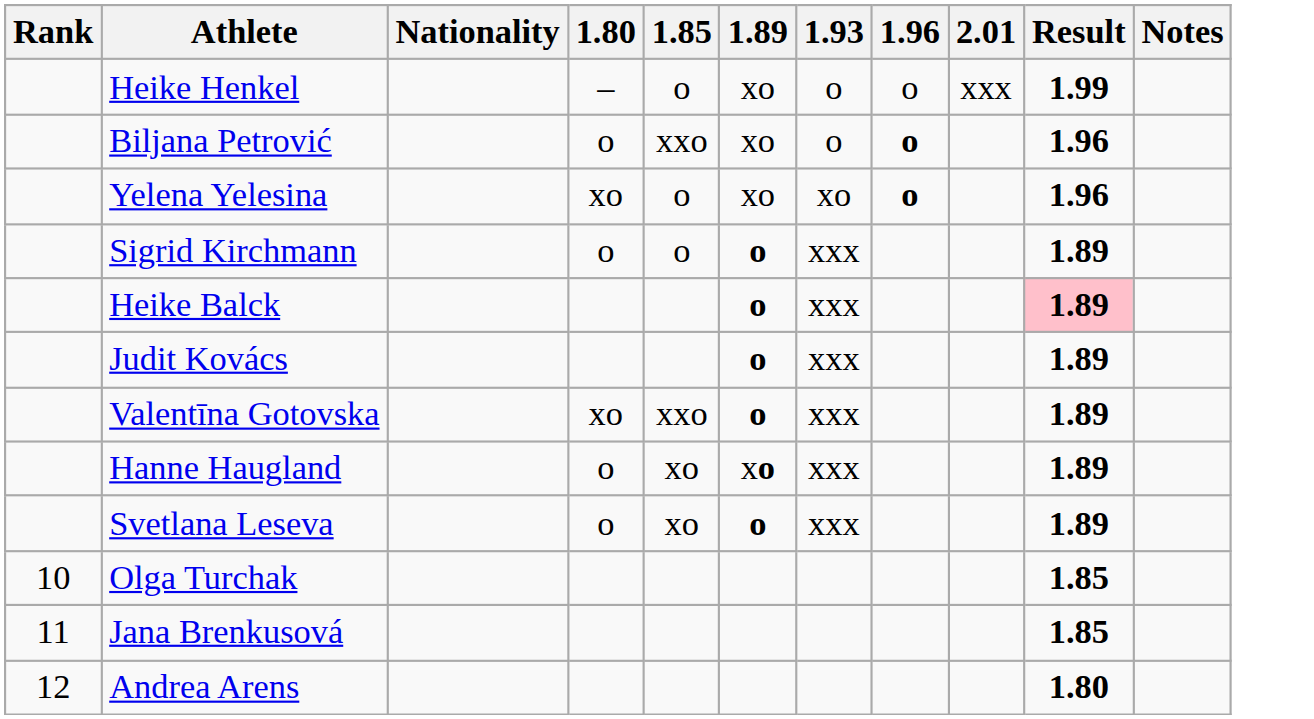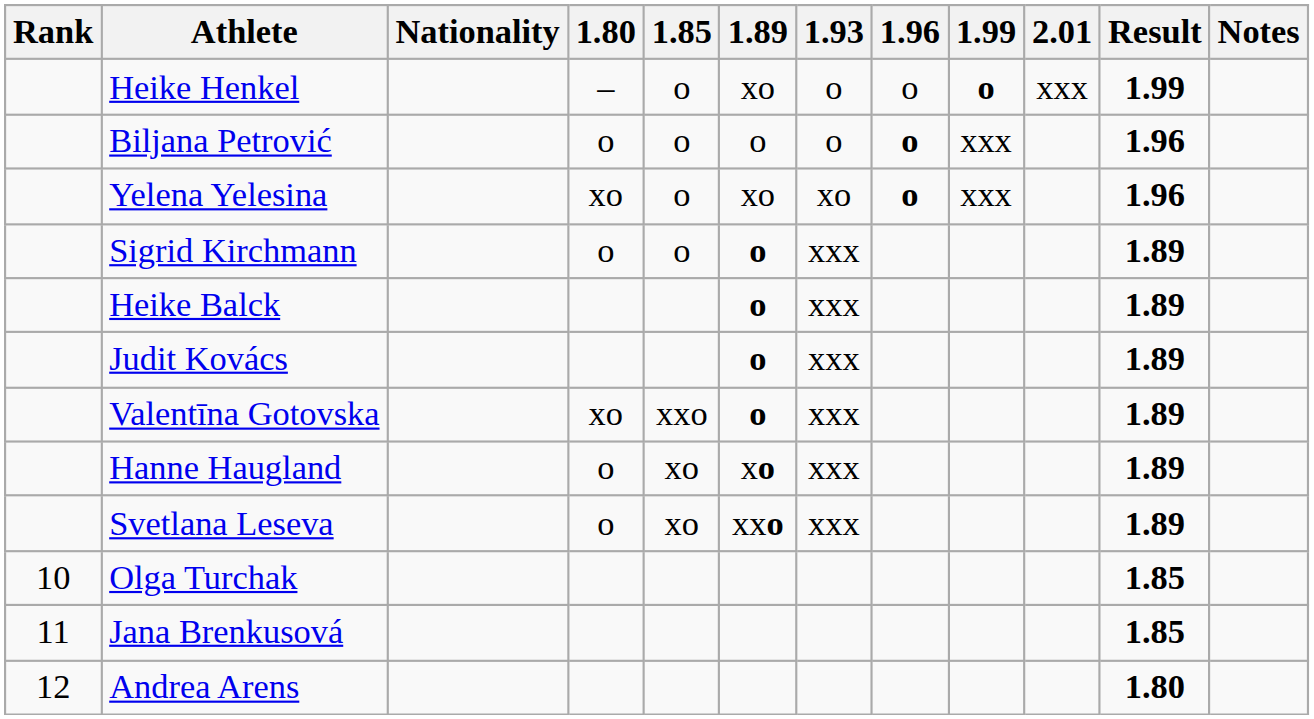+ column: (986, 31)
(682, 140) xxo -> (682, 140) o
(758, 140) xo -> (758, 140) o
(1079, 304) pink background -> (1155, 304) no background
(758, 522) o -> (758, 522) xxo
